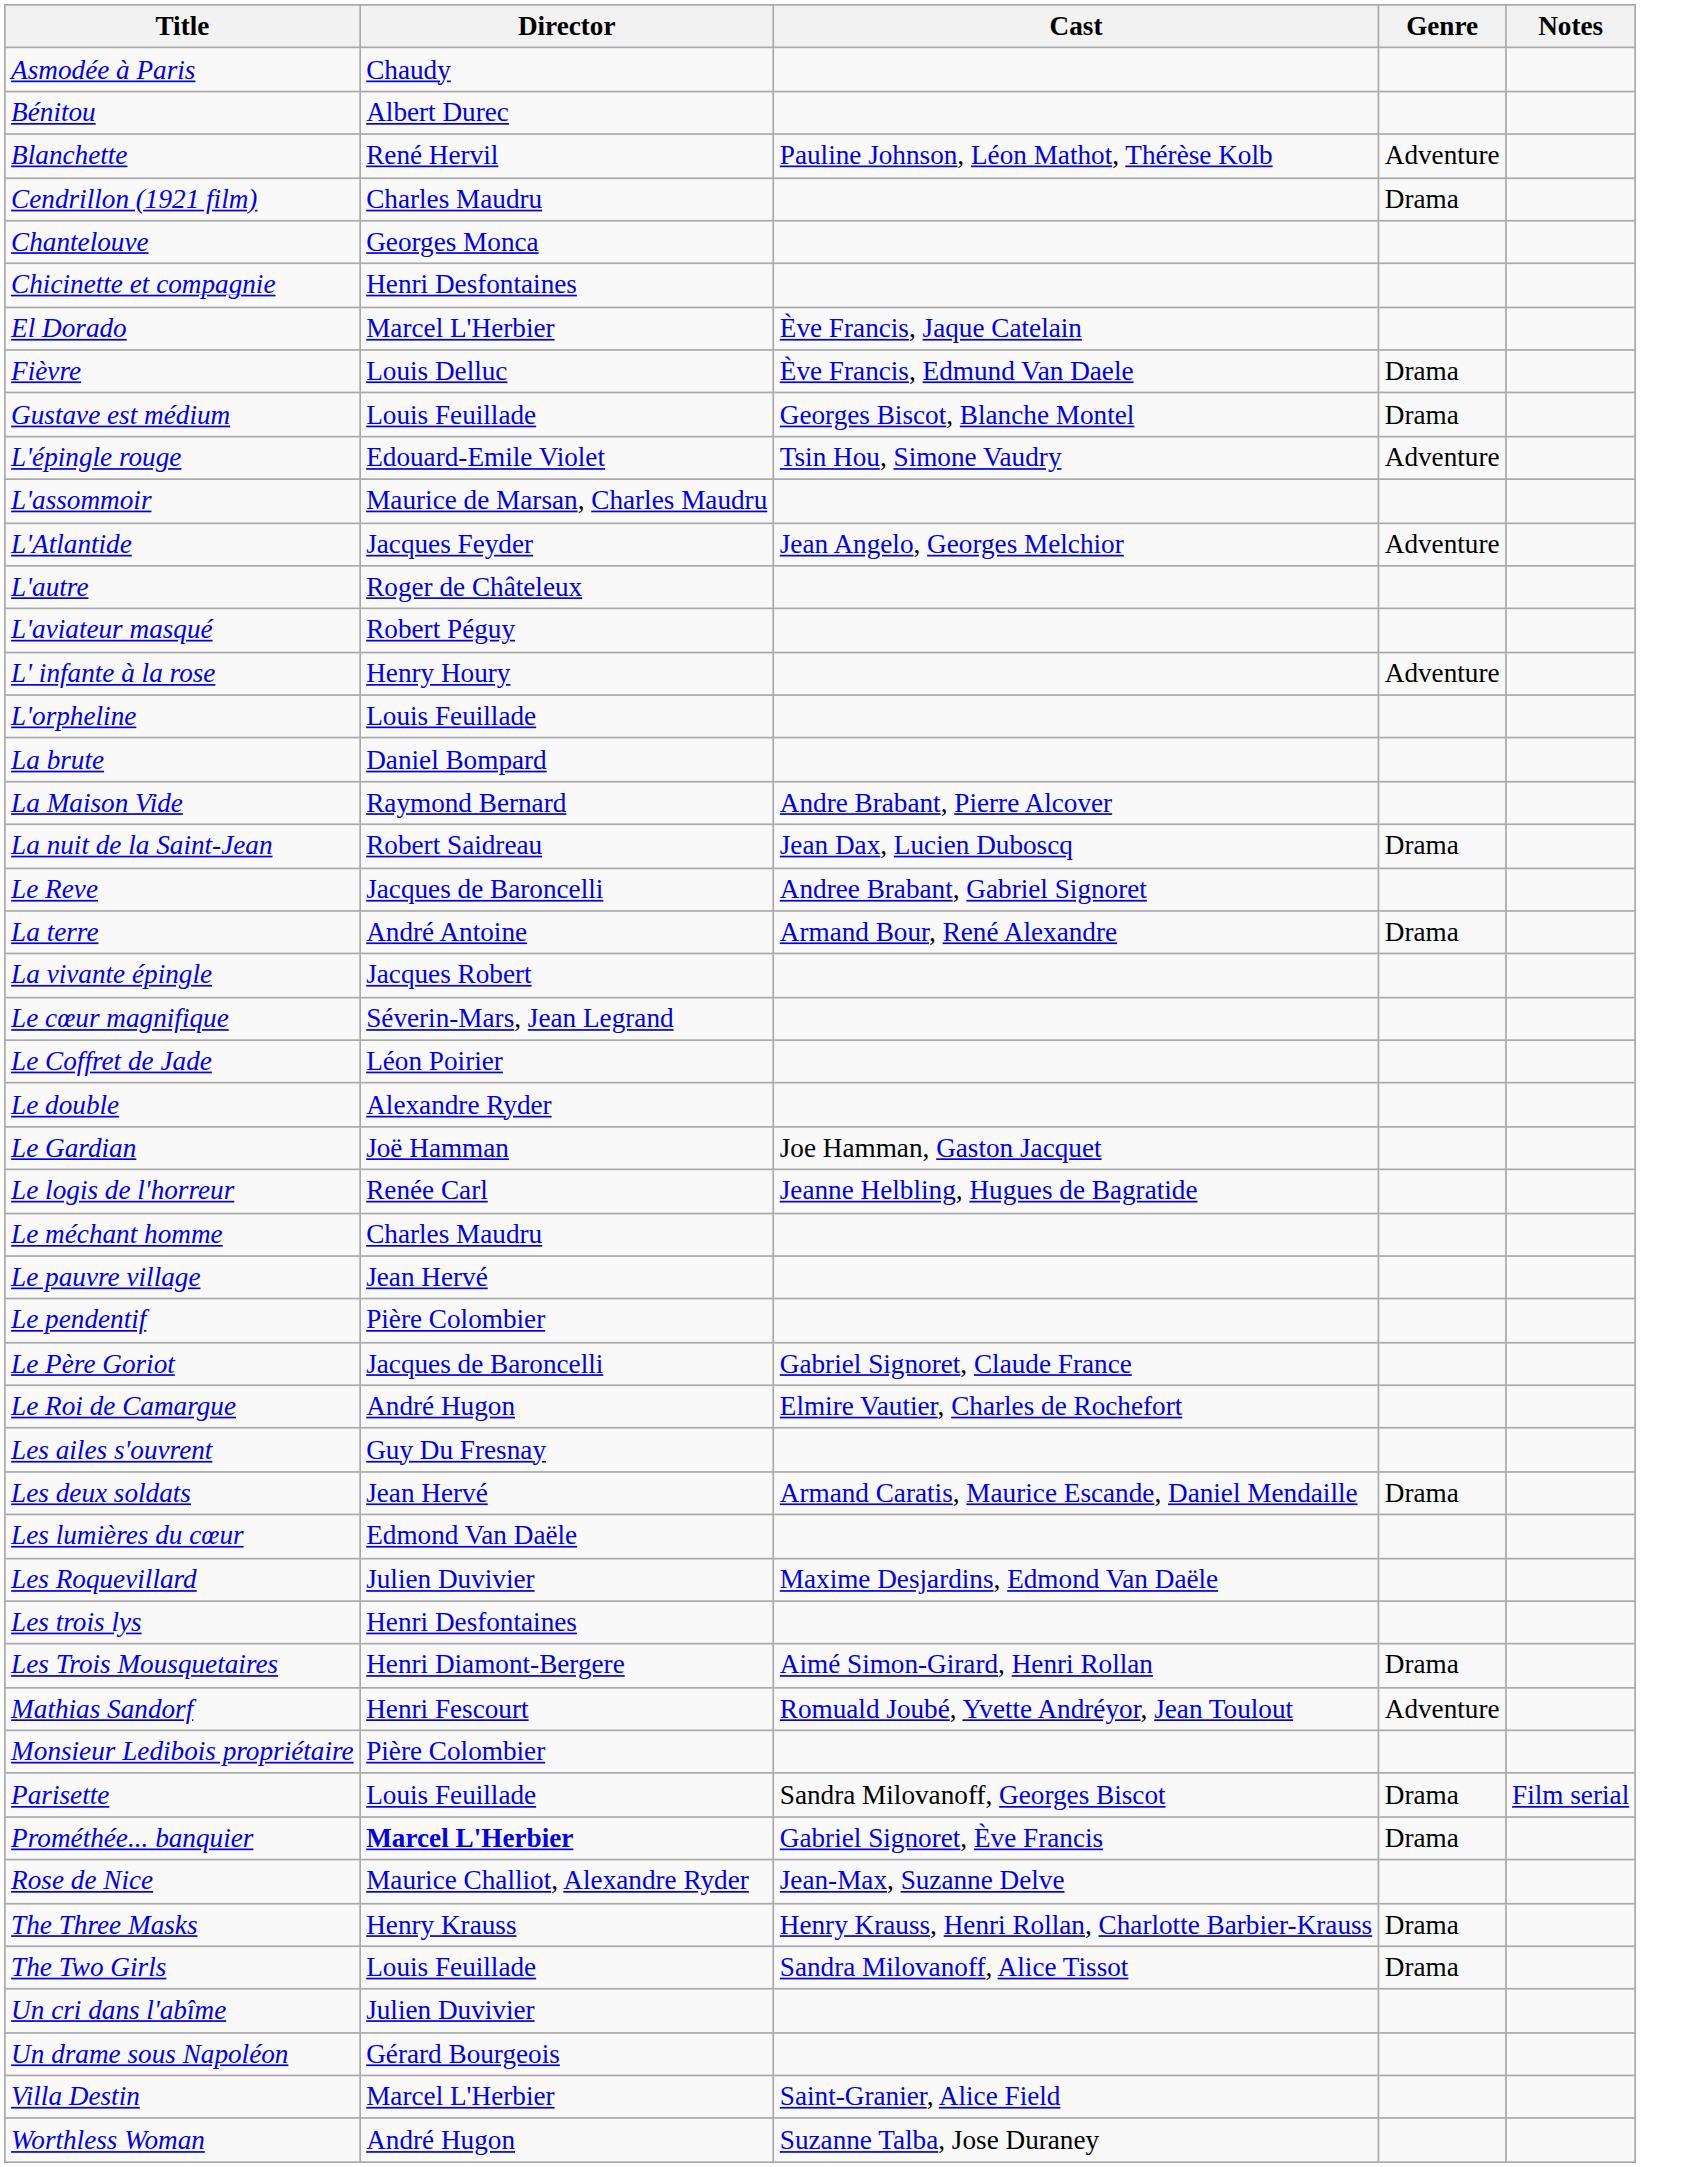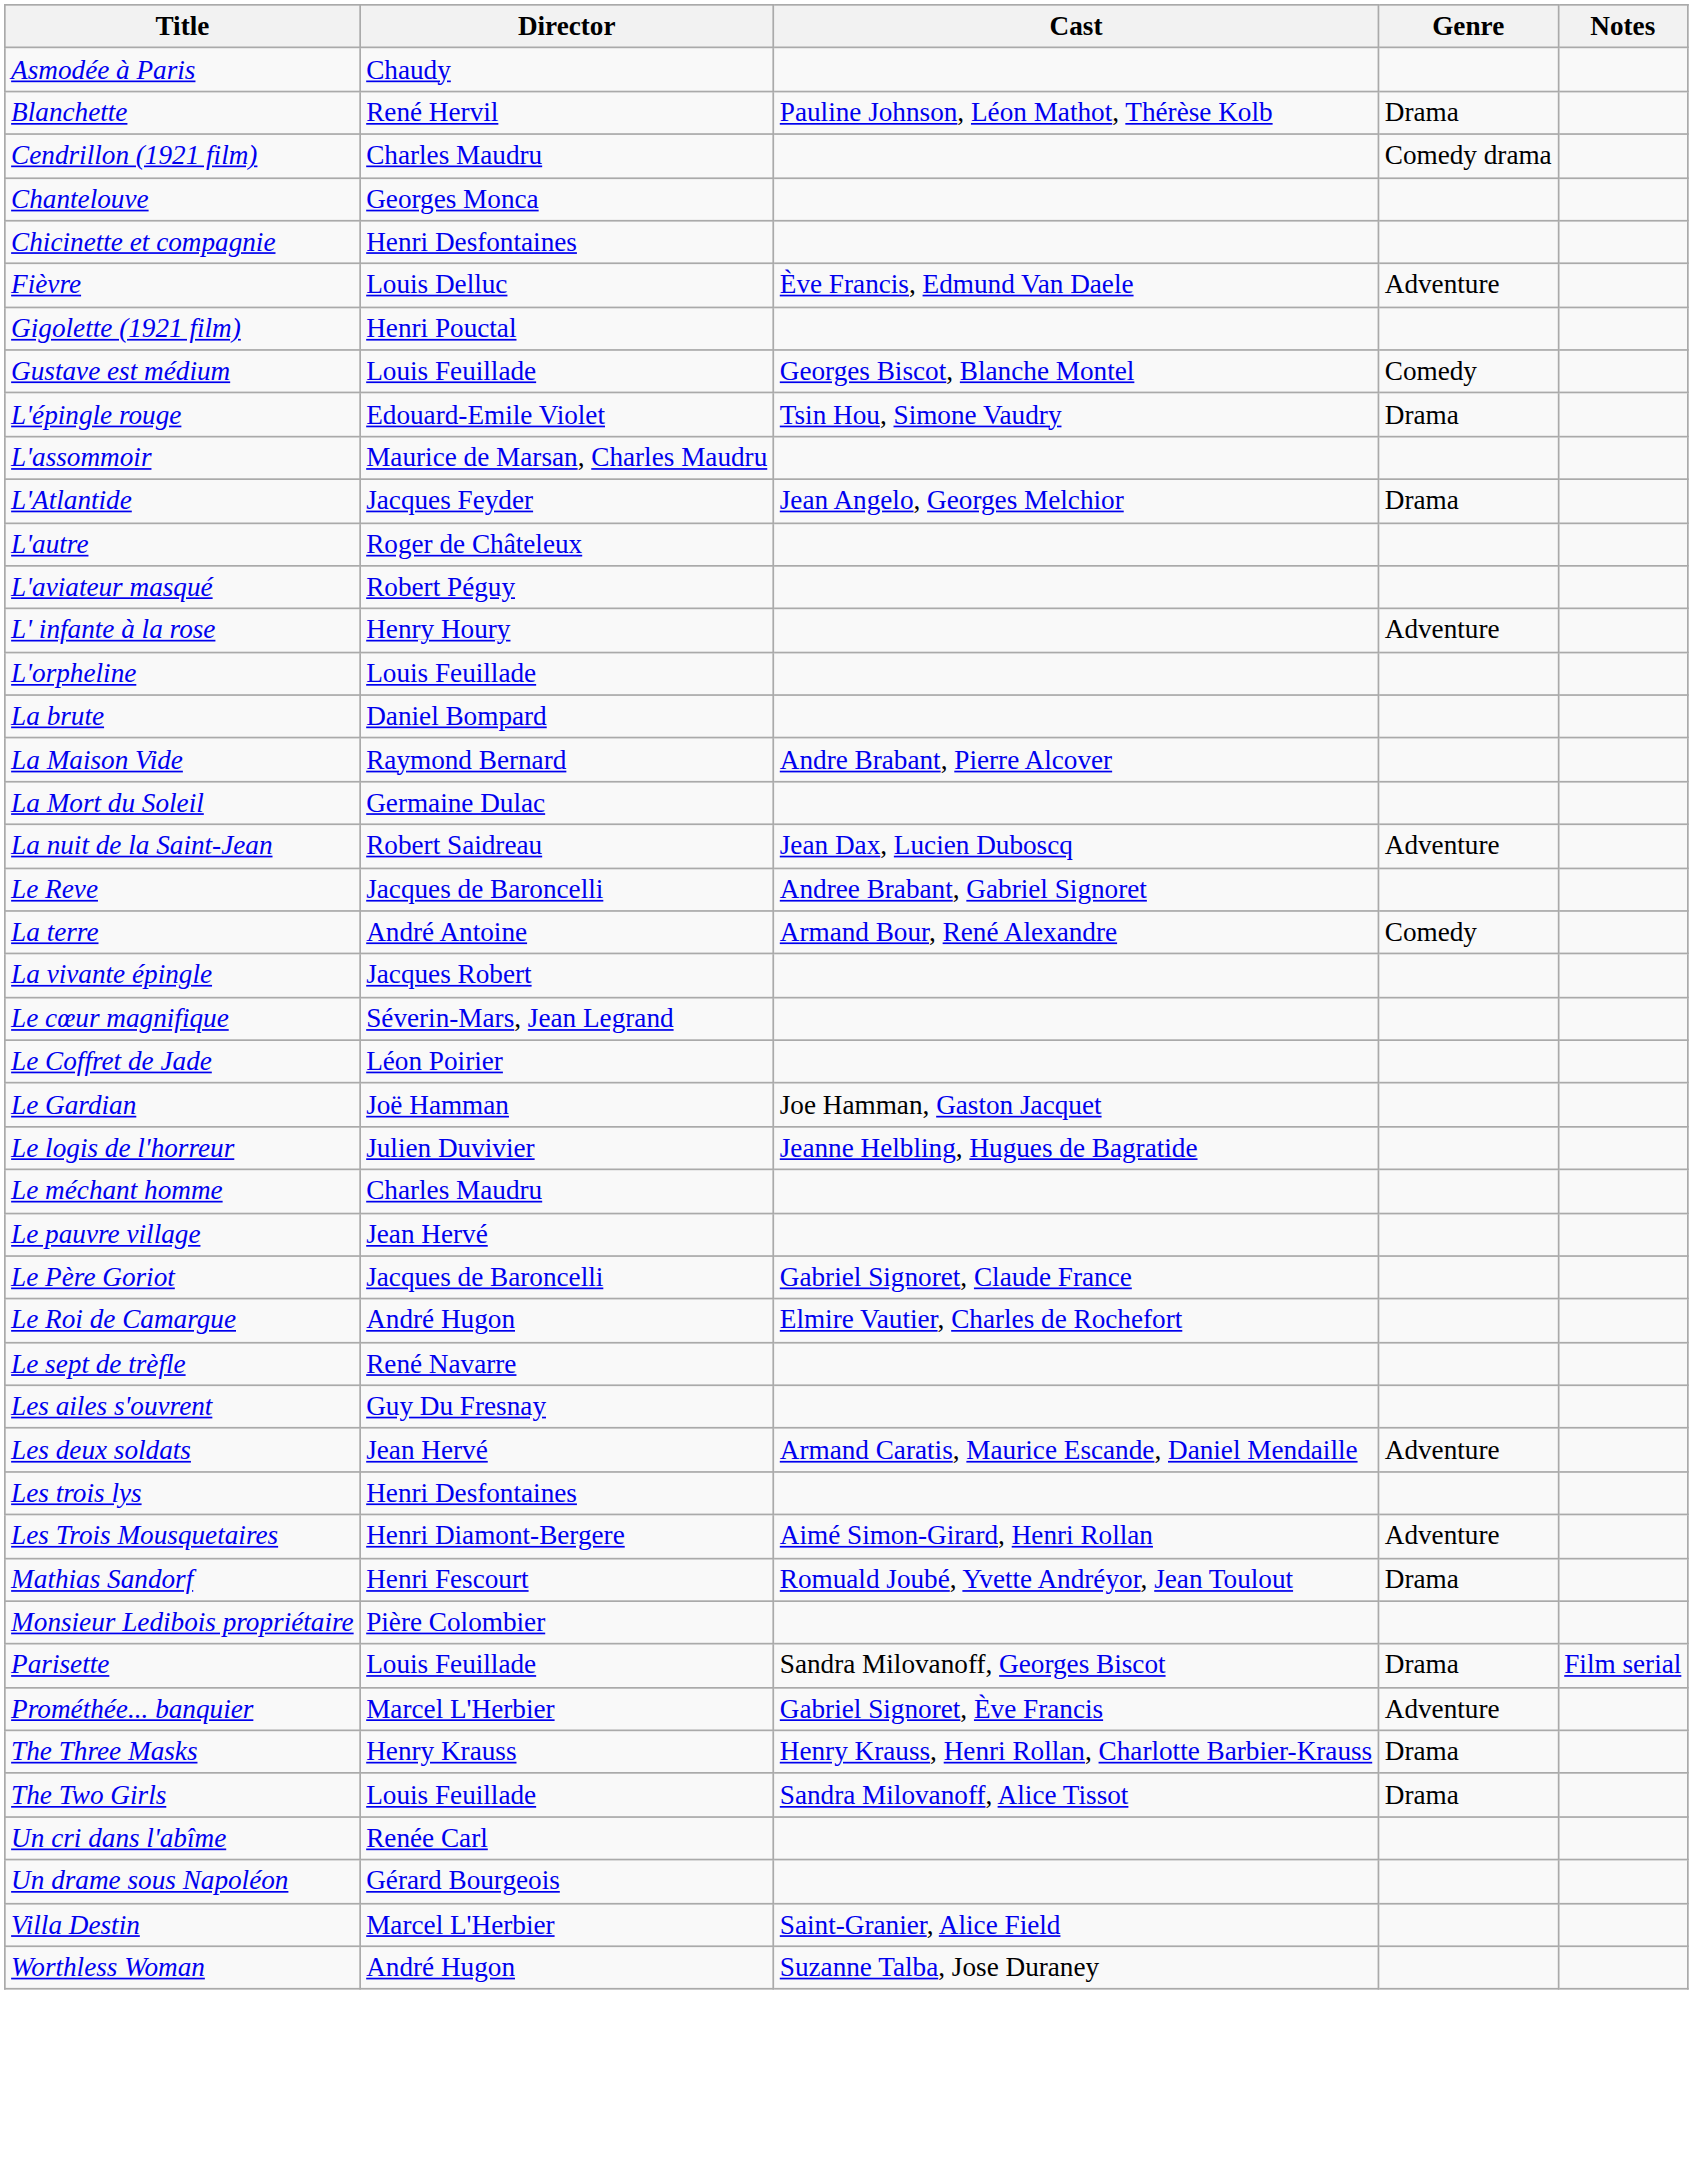- row: (53, 112)
(1442, 155) Adventure -> (1422, 112) Drama
(1422, 198) Drama -> (1468, 155) Comedy drama
- row: (69, 328)
(1422, 371) Drama -> (1442, 284) Adventure
+ row: (126, 328)
(1422, 414) Drama -> (1431, 371) Comedy
(1442, 457) Adventure -> (1422, 414) Drama
(1442, 543) Adventure -> (1422, 500) Drama
+ row: (107, 802)
(1422, 845) Drama -> (1442, 845) Adventure
(1422, 931) Drama -> (1431, 931) Comedy
- row: (65, 1104)
(427, 1190) Renée Carl -> (450, 1147) Julien Duvivier
- row: (79, 1320)
+ row: (98, 1363)
(1422, 1492) Drama -> (1442, 1449) Adventure
- row: (127, 1535)
- row: (104, 1579)
(1422, 1665) Drama -> (1442, 1535) Adventure
(1442, 1708) Adventure -> (1422, 1579) Drama
(470, 1837) bold -> (460, 1708) normal
(1422, 1837) Drama -> (1442, 1708) Adventure
- row: (82, 1880)
(450, 2010) Julien Duvivier -> (427, 1837) Renée Carl
